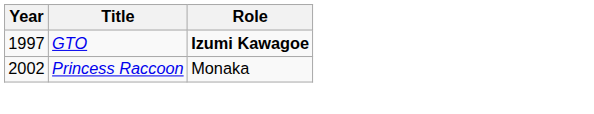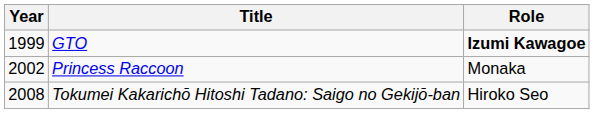(26, 43) 1997 -> (26, 43) 1999
+ row: (256, 95)
